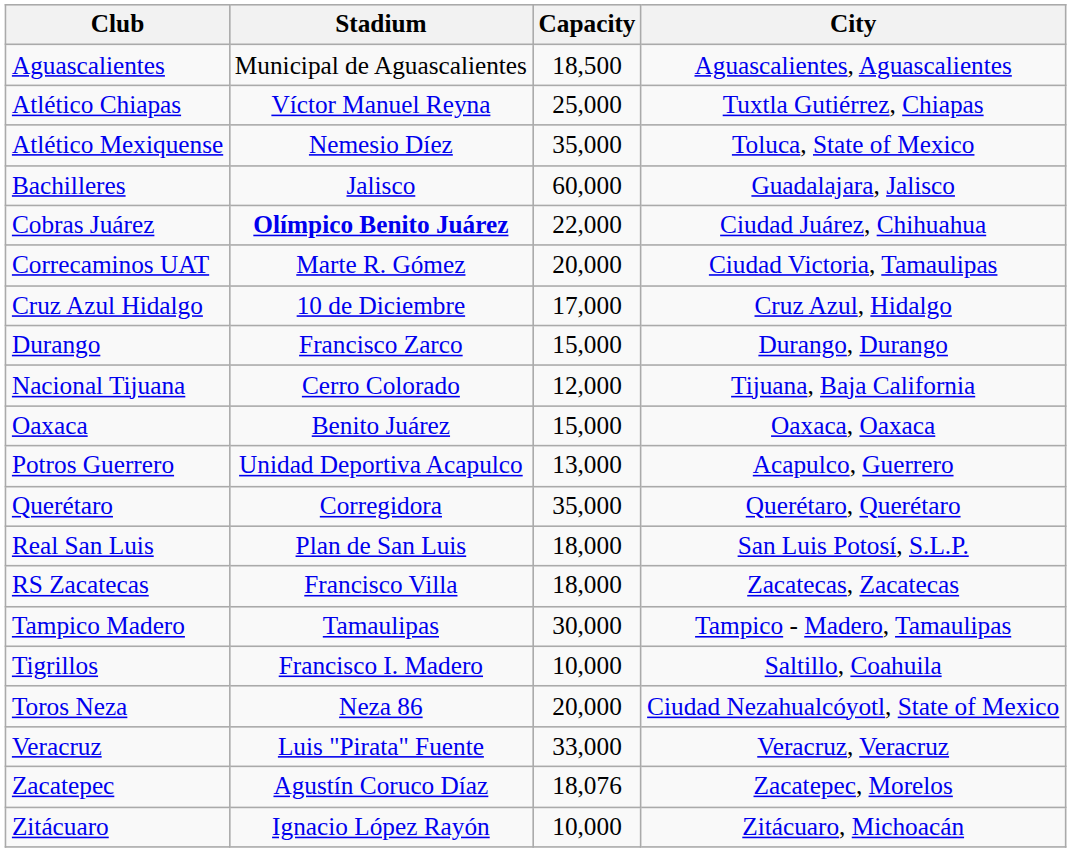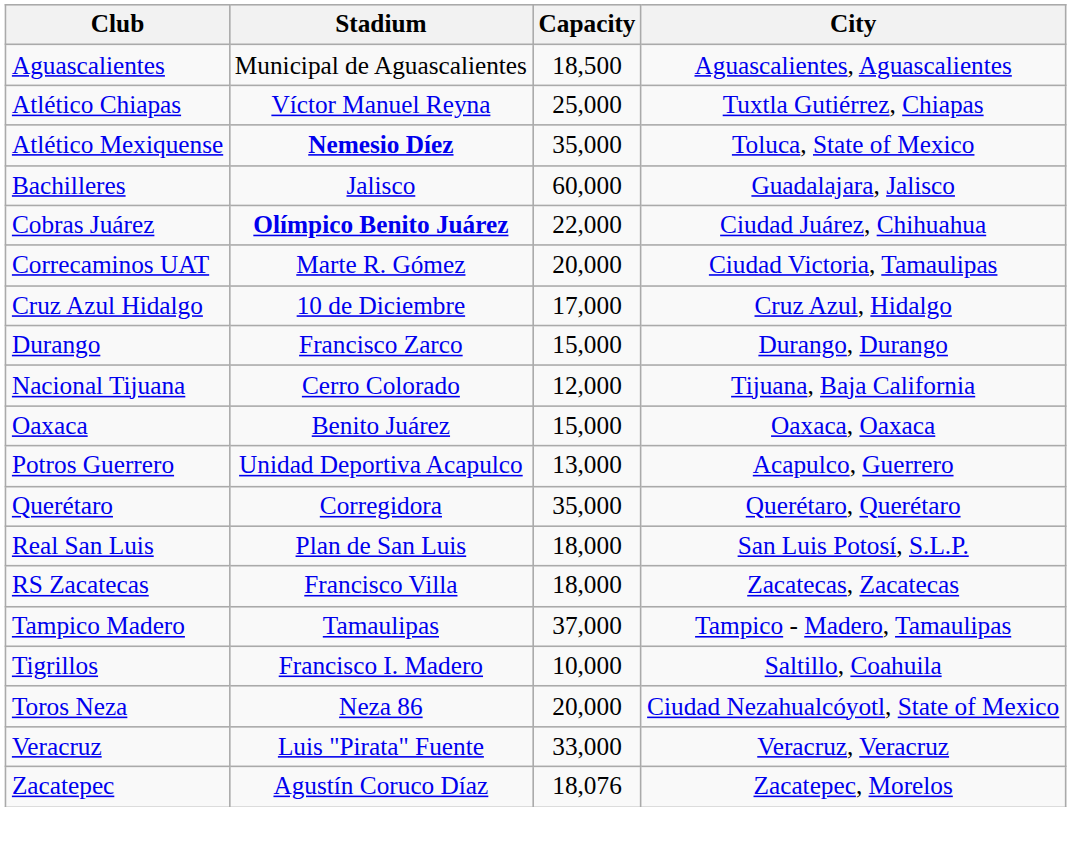(381, 144) normal -> (381, 144) bold
(587, 625) 30,000 -> (587, 625) 37,000
- row: (60, 826)
